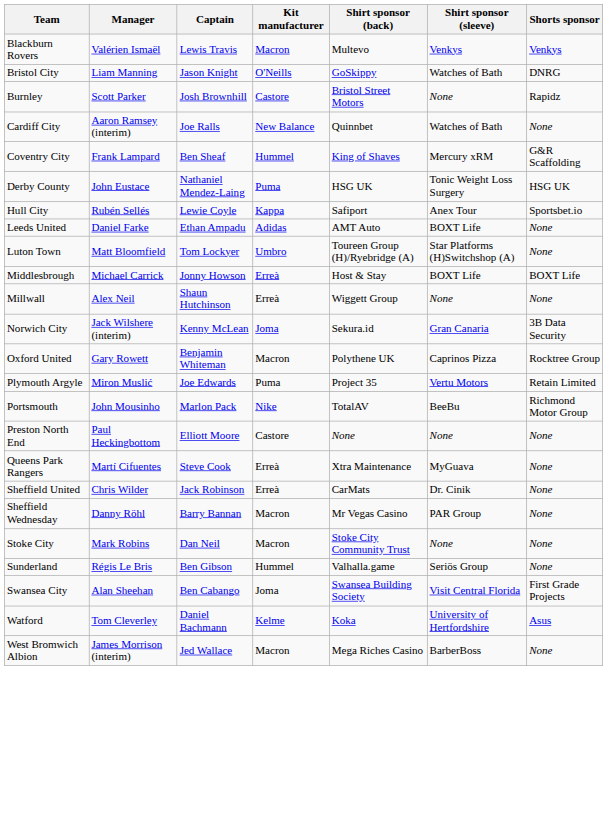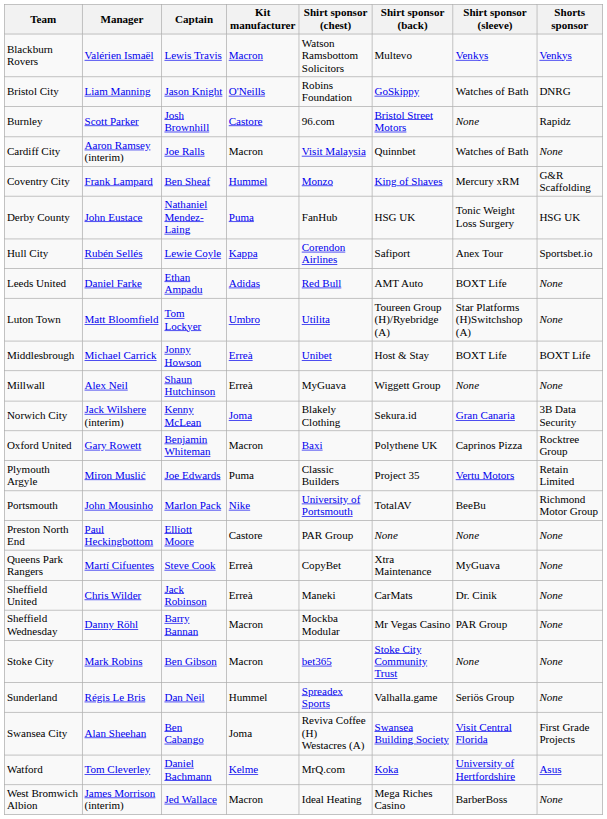+ column: (336, 19)
(285, 126) New Balance -> (246, 151) Macron
(200, 543) Dan Neil -> (191, 661) Ben Gibson
(206, 567) Ben Gibson -> (185, 697) Dan Neil
